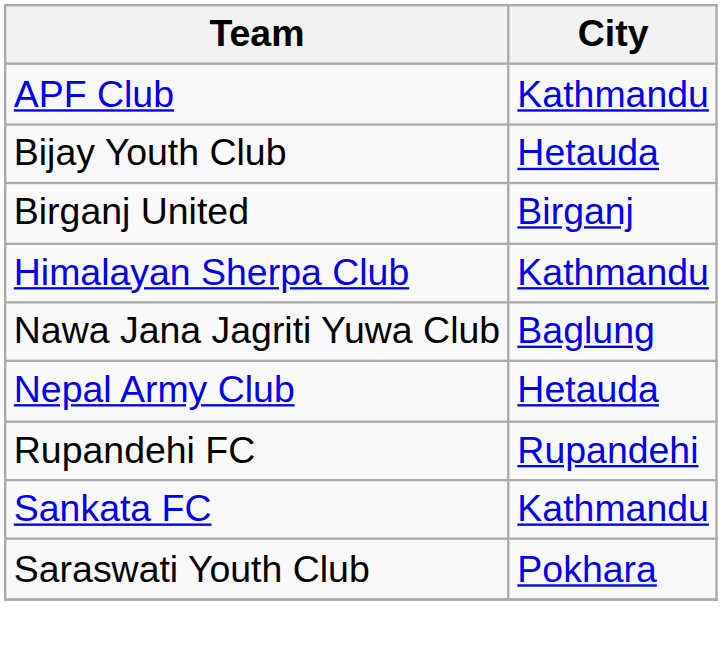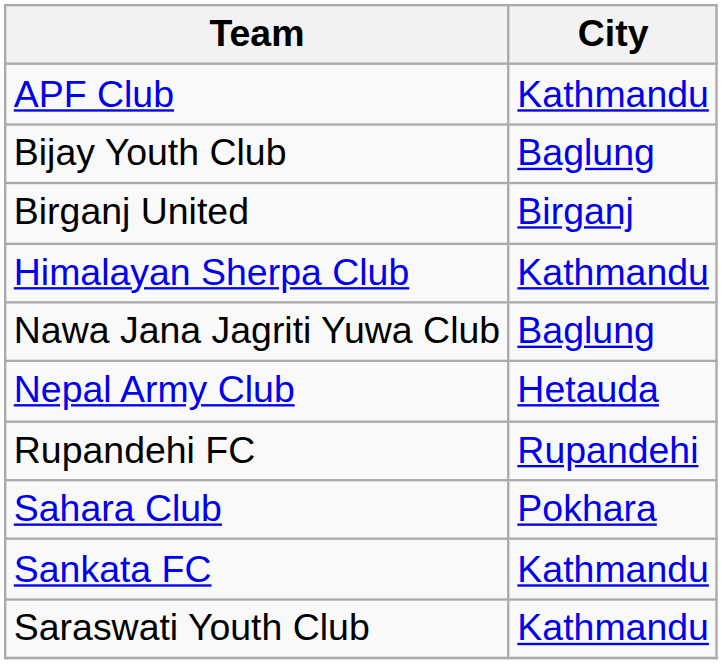(588, 152) Hetauda -> (586, 152) Baglung
+ row: (118, 509)
(587, 568) Pokhara -> (613, 627) Kathmandu
